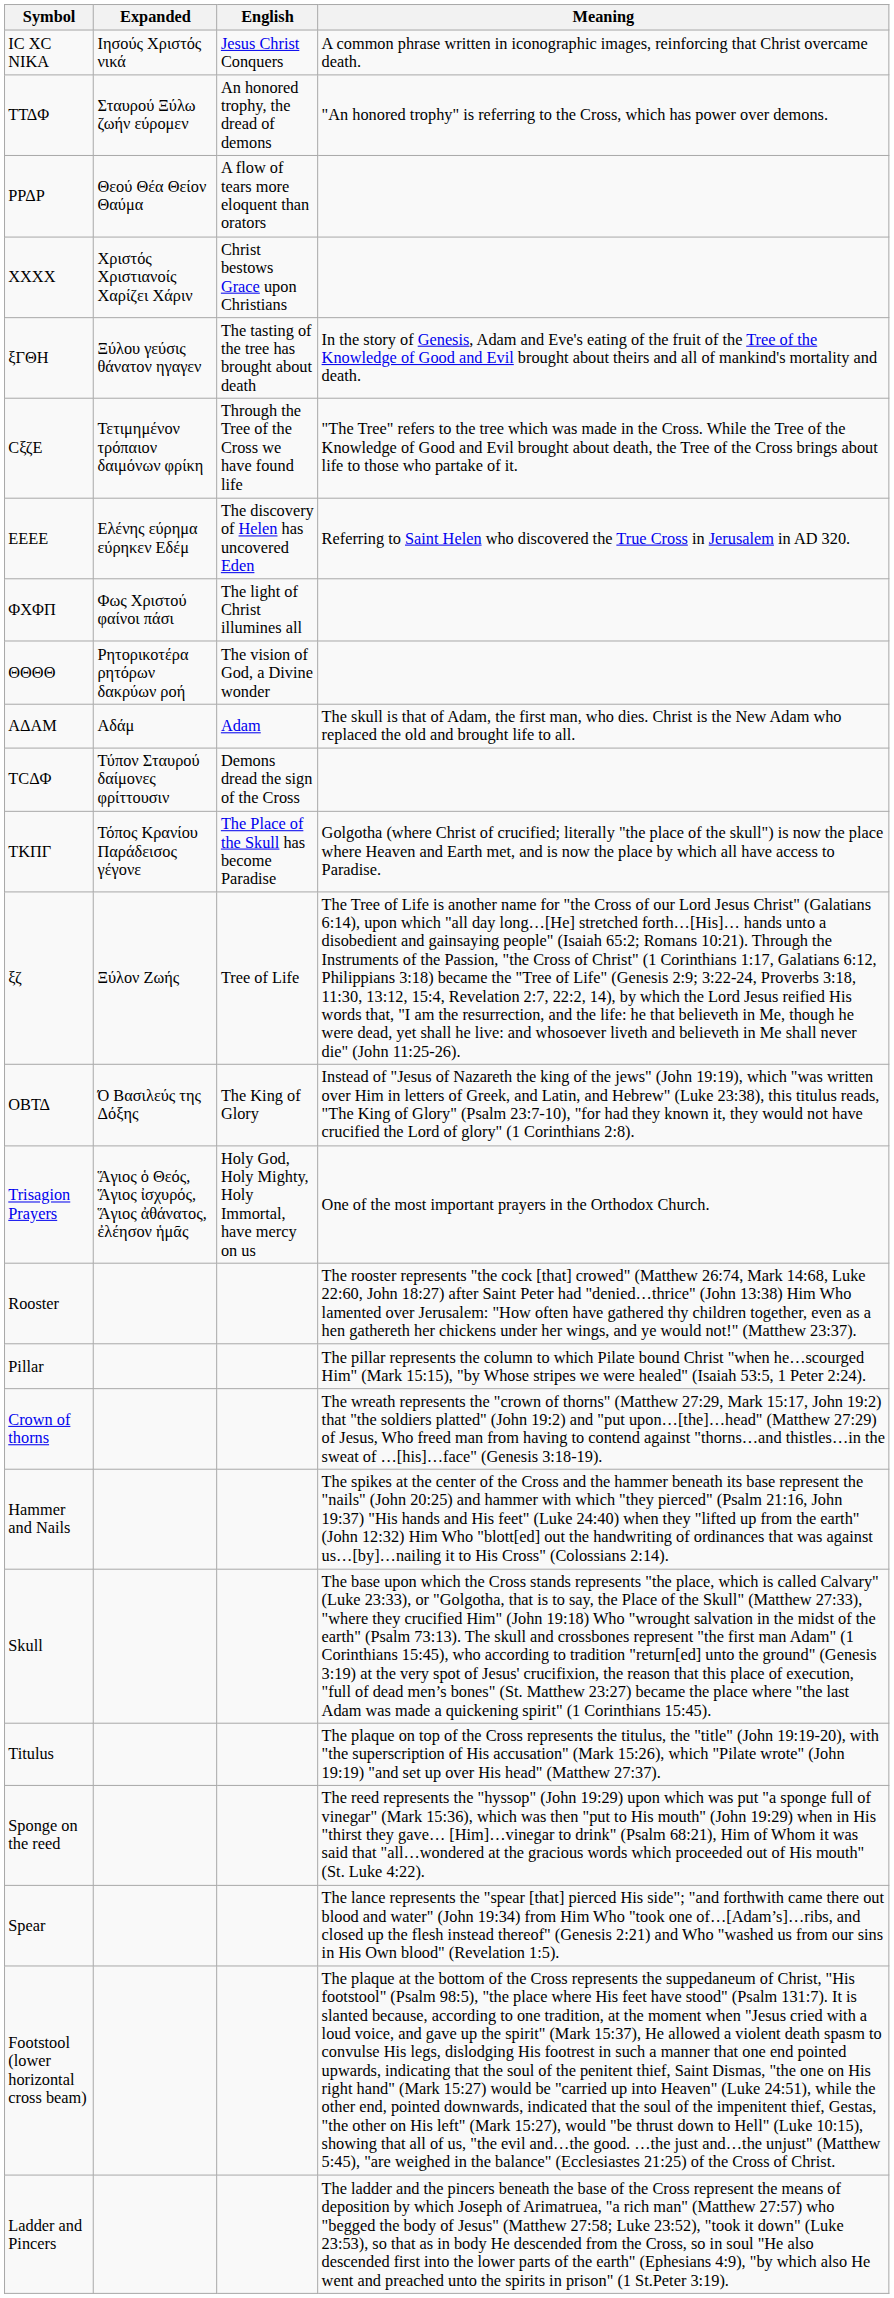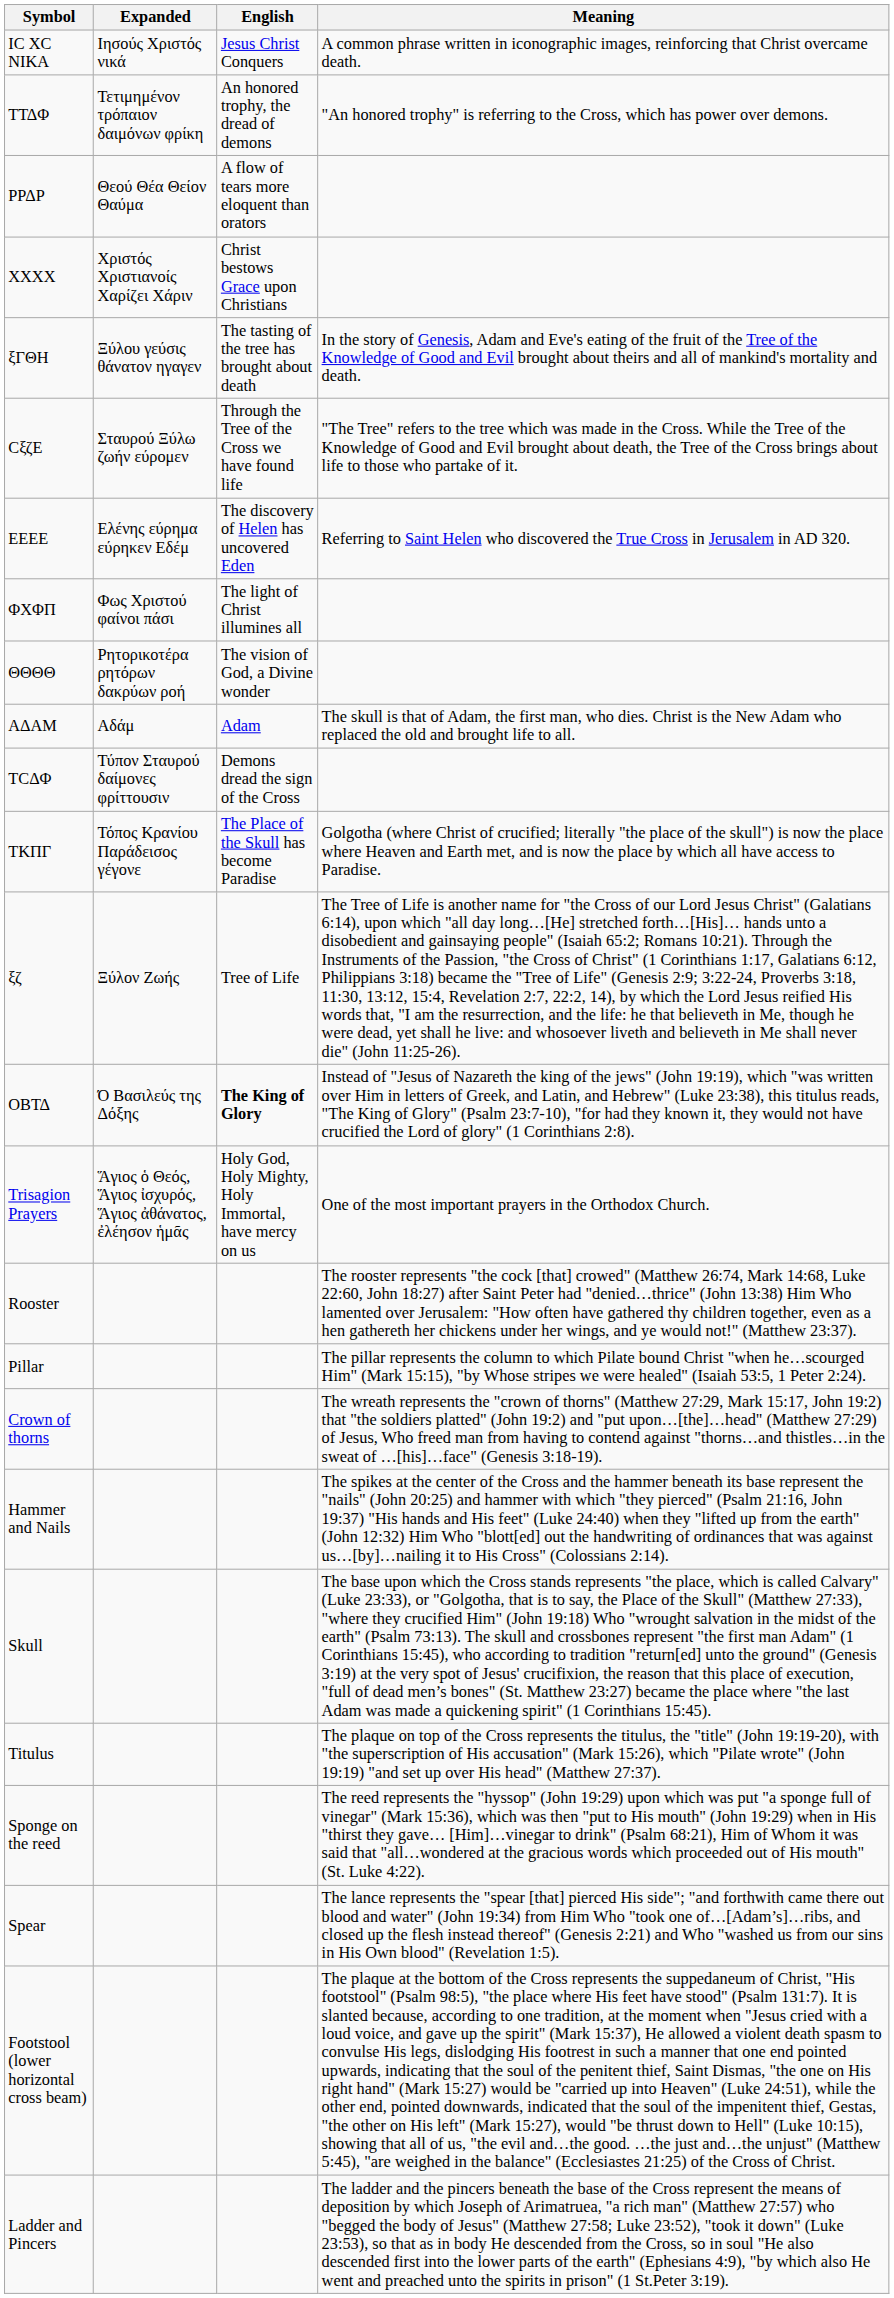(147, 115) Σταυρού Ξύλω ζωήν εύρομεν -> (150, 115) Τετιμημένον τρόπαιον δαιμόνων φρίκη
(150, 448) Τετιμημένον τρόπαιον δαιμόνων φρίκη -> (147, 448) Σταυρού Ξύλω ζωήν εύρομεν
(261, 1105) normal -> (263, 1105) bold
